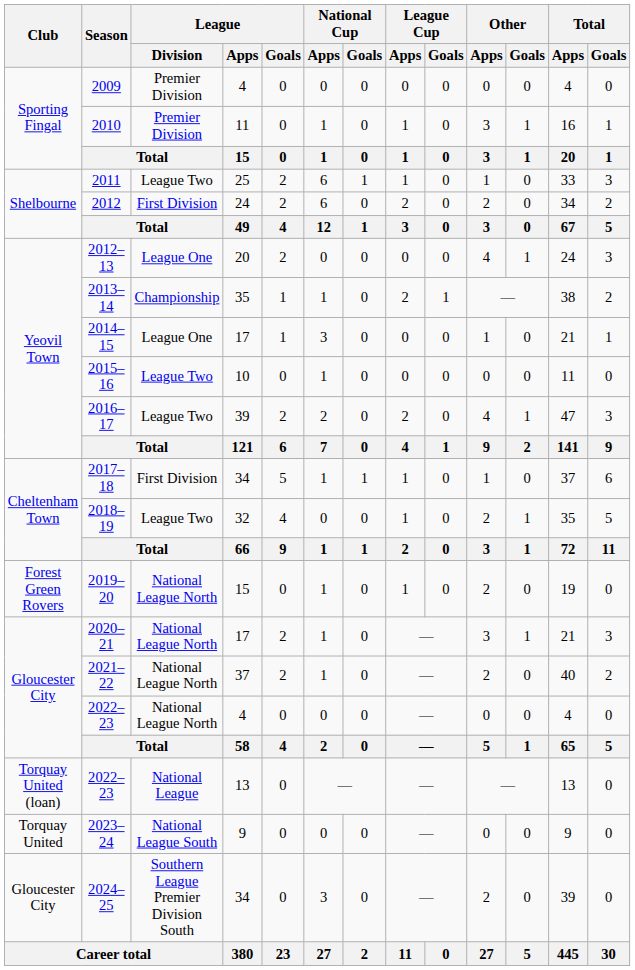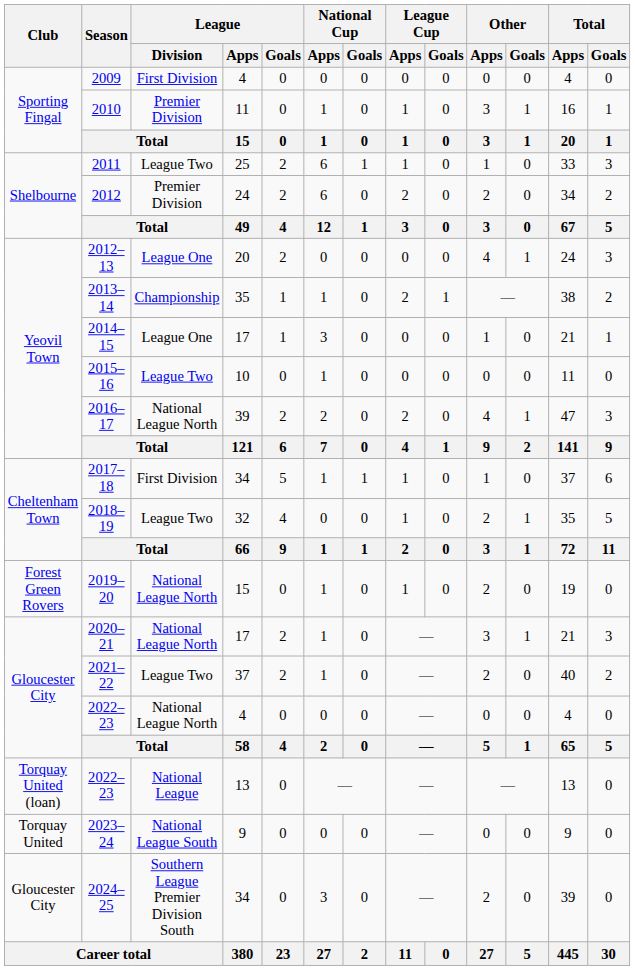(177, 86) Premier Division -> (177, 78) First Division
(177, 203) First Division -> (177, 195) Premier Division
(177, 415) League Two -> (177, 415) National League North
(177, 675) National League North -> (177, 675) League Two
